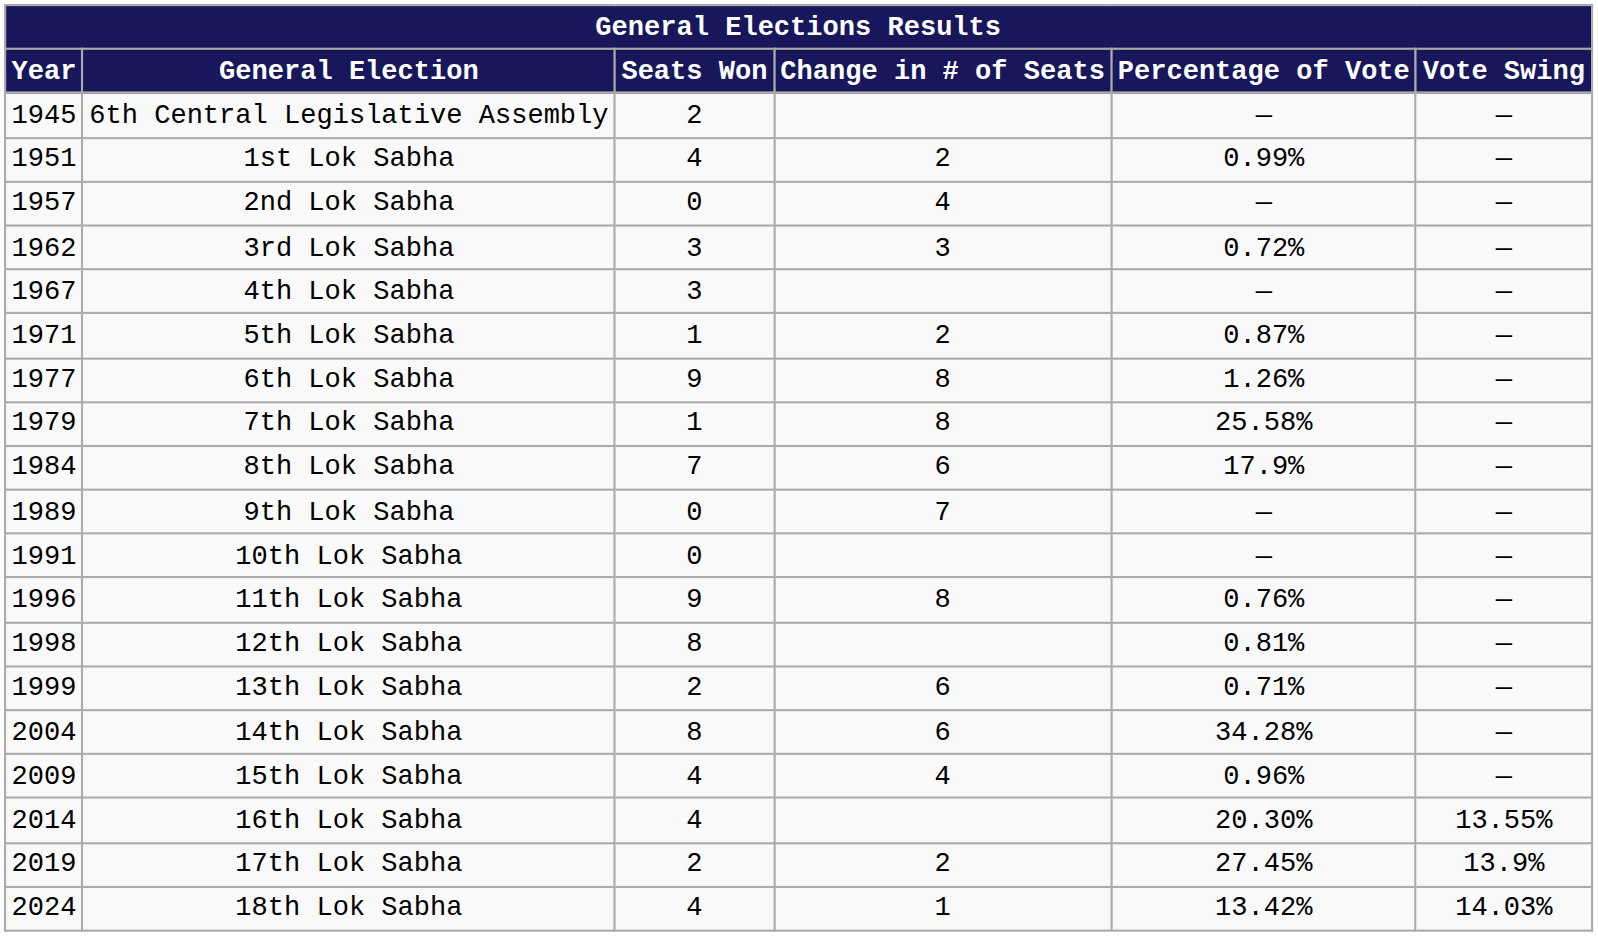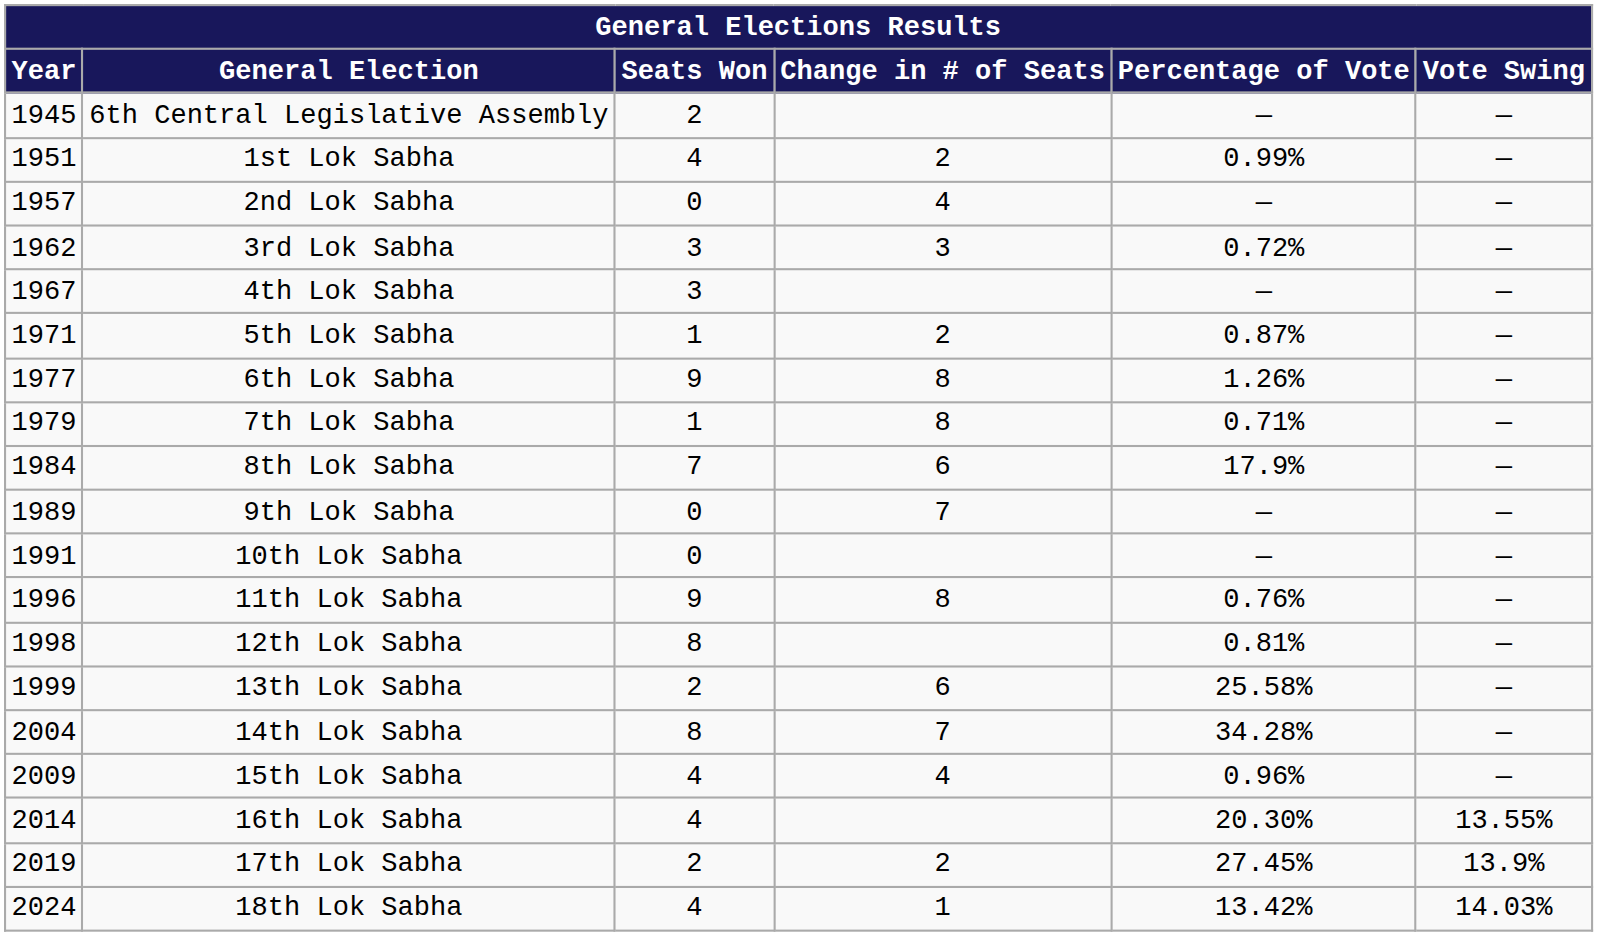(1264, 424) 25.58% -> (1264, 424) 0.71%
(1264, 688) 0.71% -> (1264, 688) 25.58%
(943, 732) 6 -> (943, 732) 7
